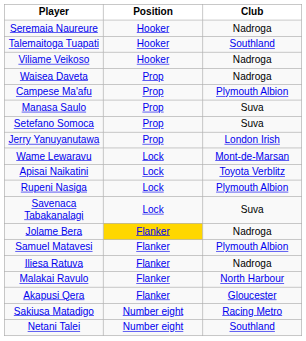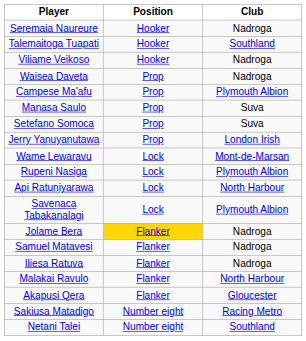- row: (54, 172)
+ row: (54, 188)
(252, 209) Suva -> (252, 209) Plymouth Albion
(252, 247) Plymouth Albion -> (252, 247) Nadroga
